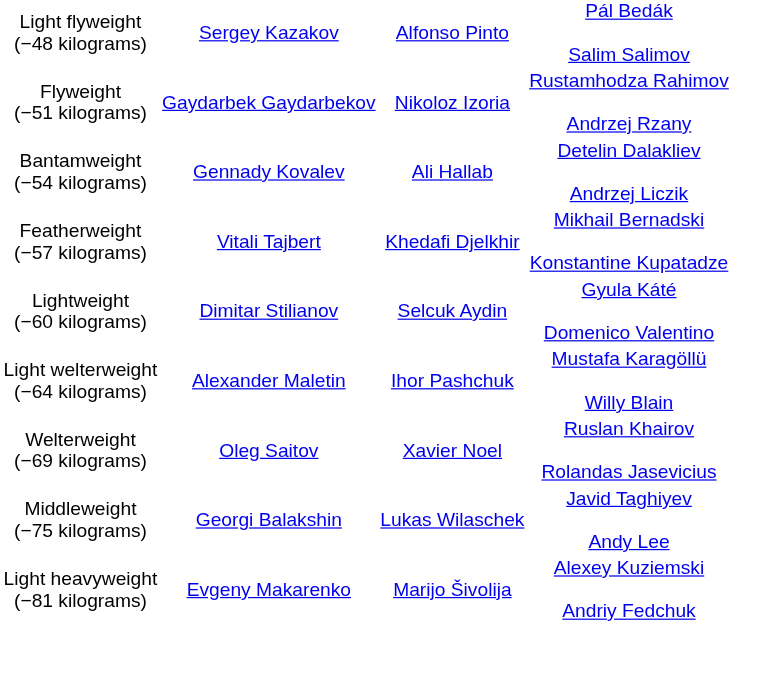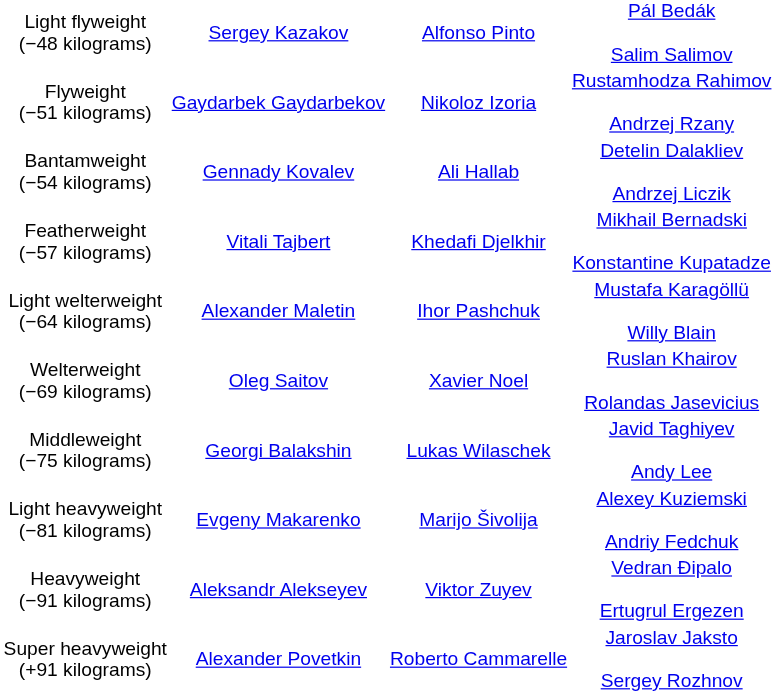- row: (80, 311)
+ row: (85, 589)
+ row: (85, 659)
